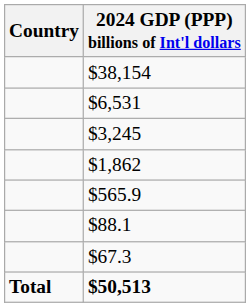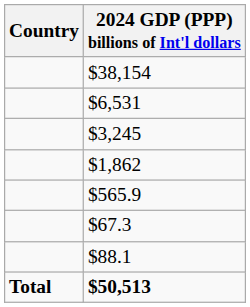rows swapped: (110, 225) <-> (110, 256)
